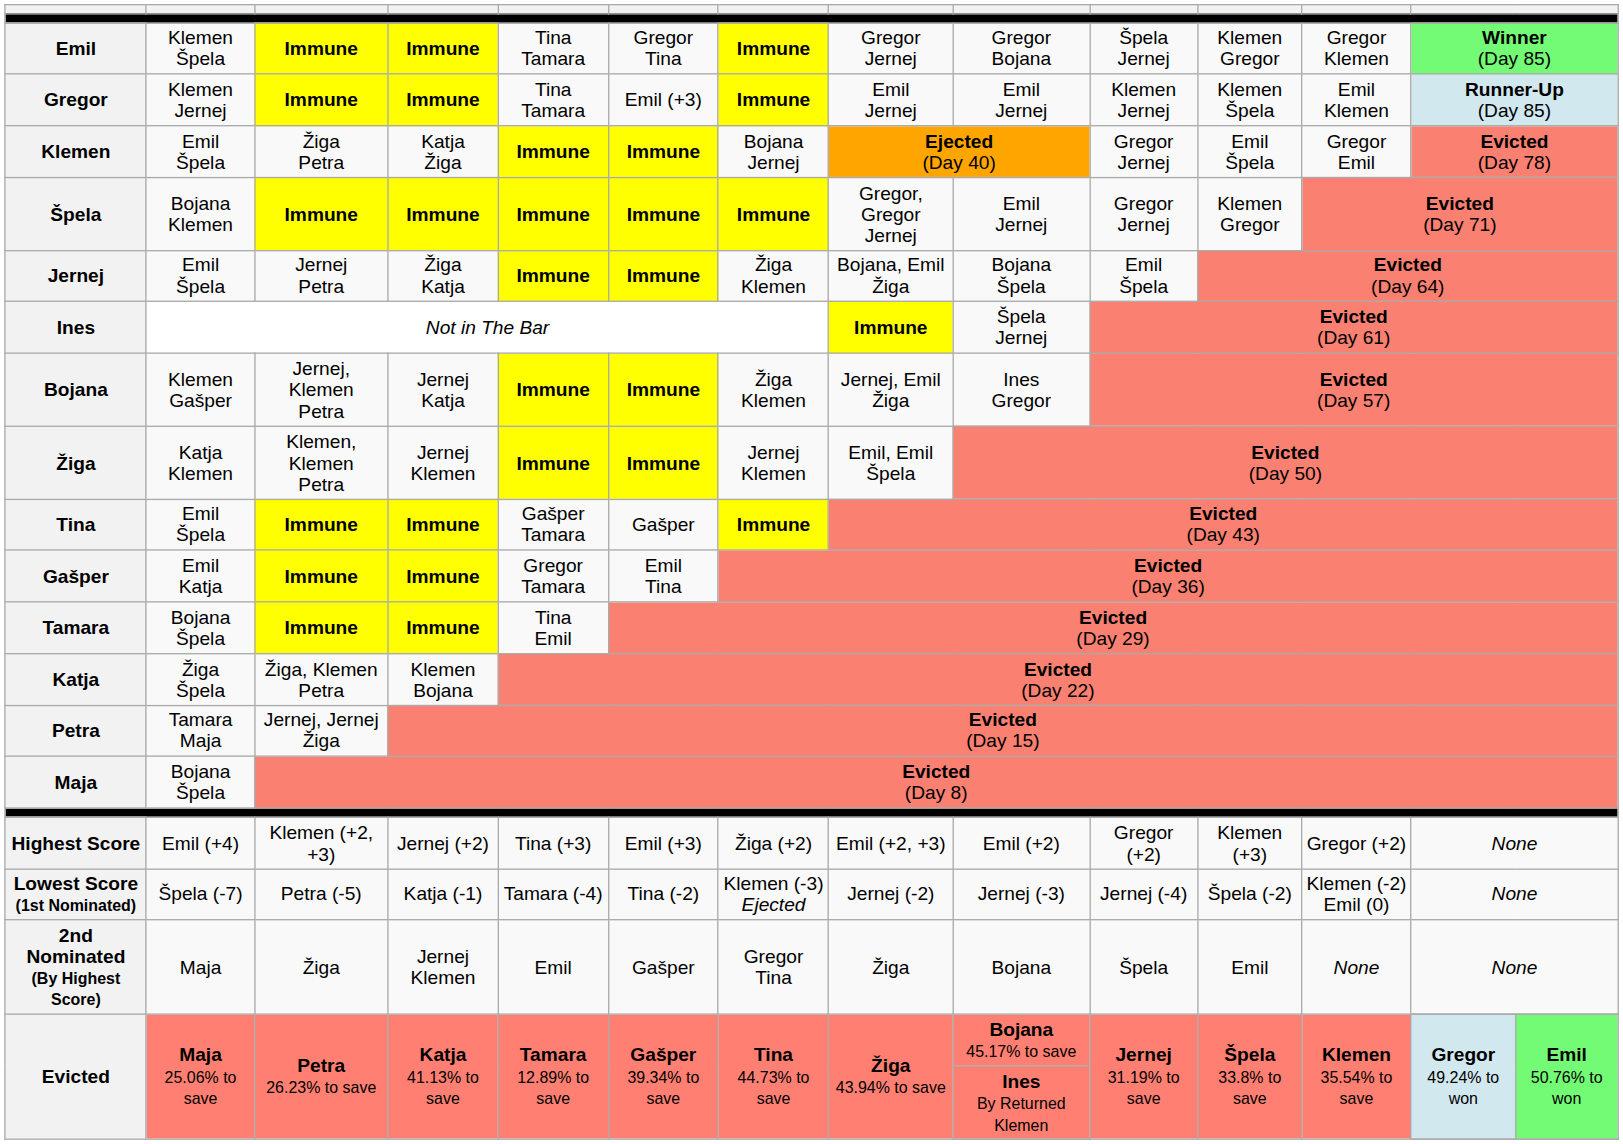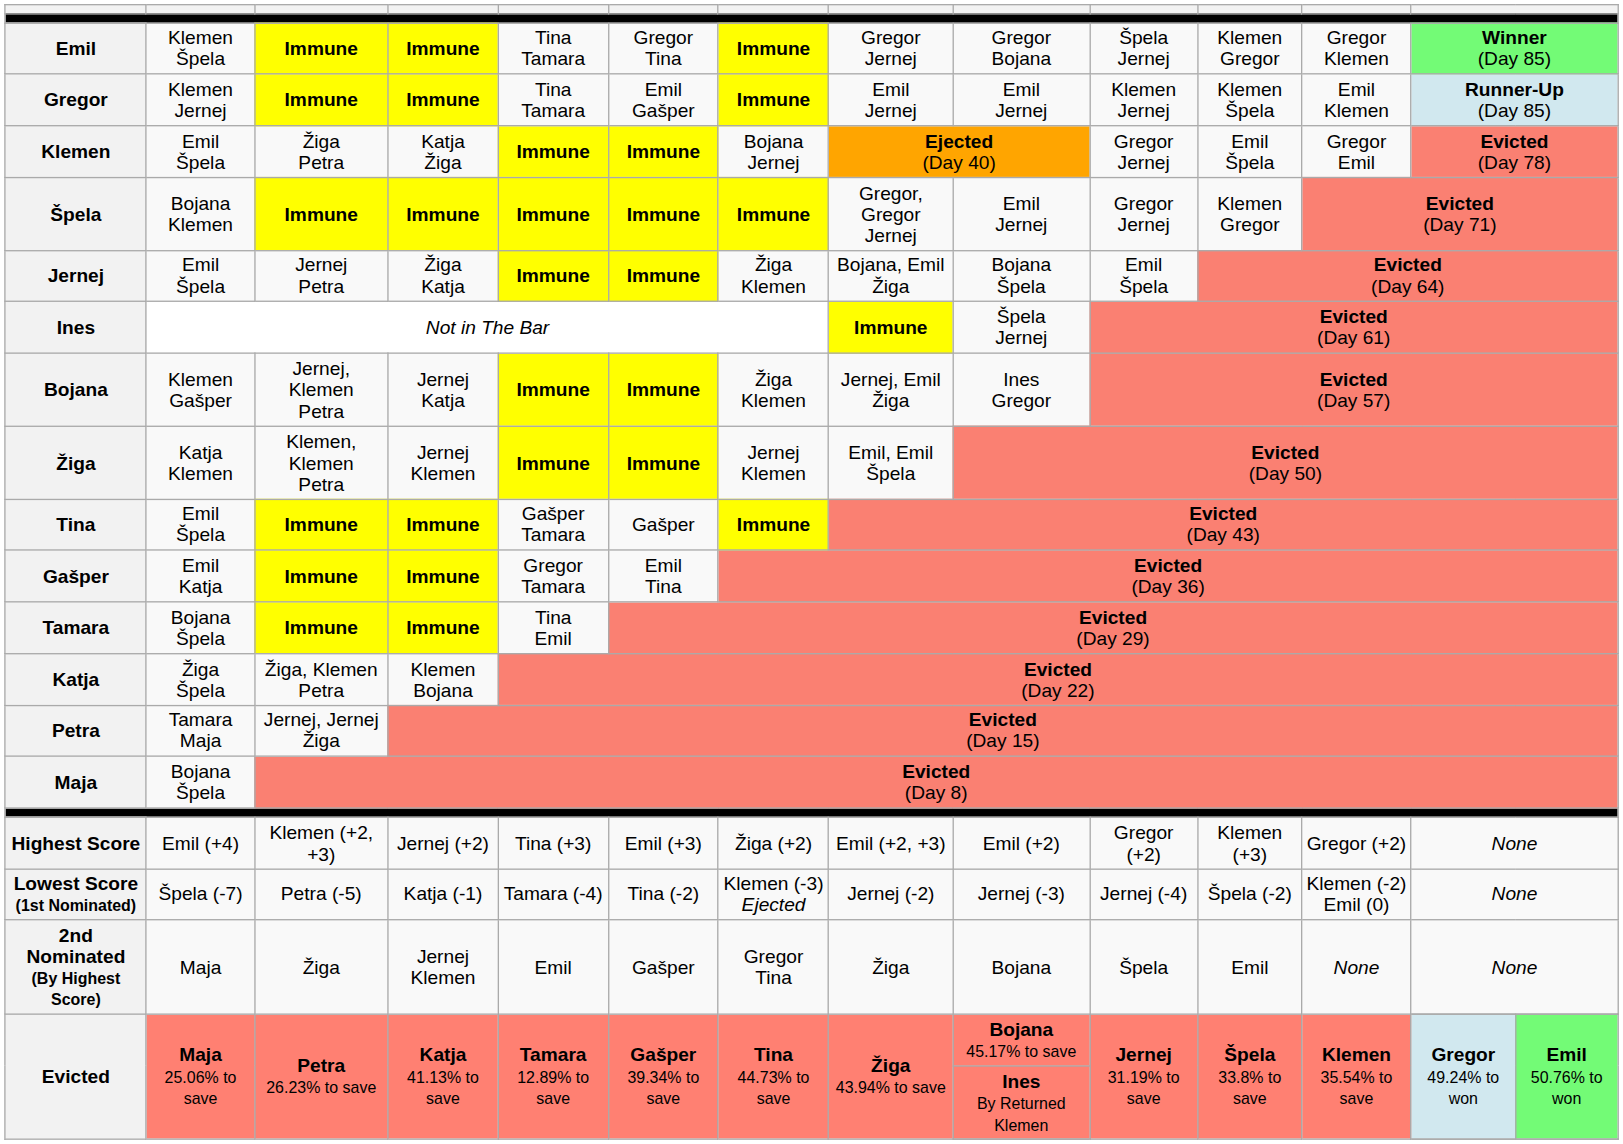(663, 100) Emil (+3) -> (663, 100) Emil Gašper
